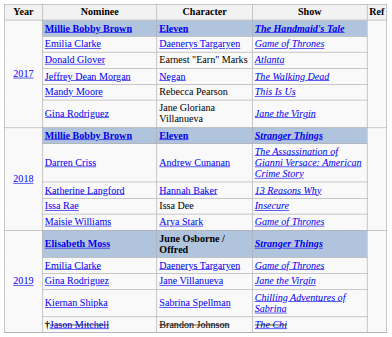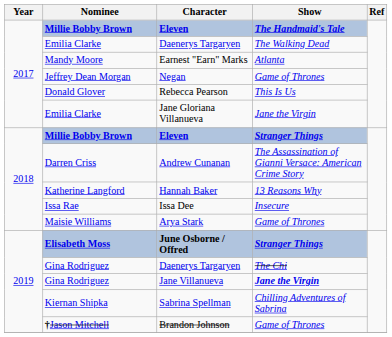(290, 44) Game of Thrones -> (292, 44) The Walking Dead
(75, 60) Donald Glover -> (74, 60) Mandy Moore
(292, 76) The Walking Dead -> (290, 76) Game of Thrones
(74, 92) Mandy Moore -> (75, 92) Donald Glover
(77, 114) Gina Rodriguez -> (73, 114) Emilia Clarke
(73, 265) Emilia Clarke -> (77, 265) Gina Rodriguez
(290, 265) Game of Thrones -> (271, 265) The Chi
(285, 281) normal -> (287, 281) bold
(271, 324) The Chi -> (290, 324) Game of Thrones
